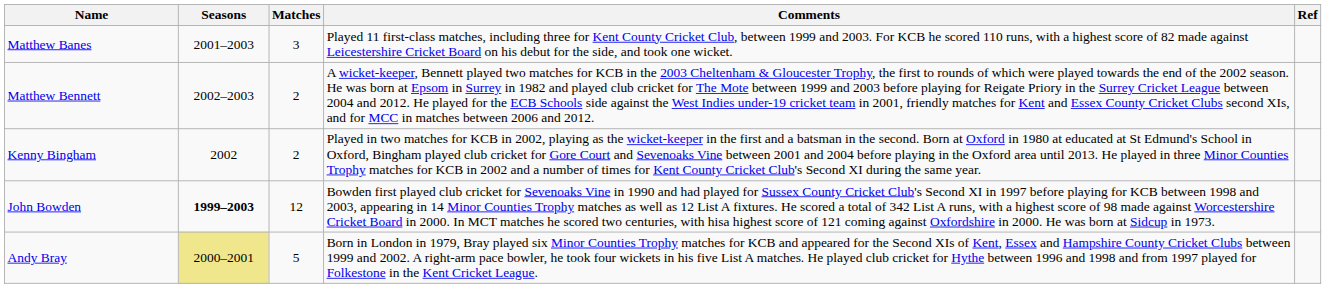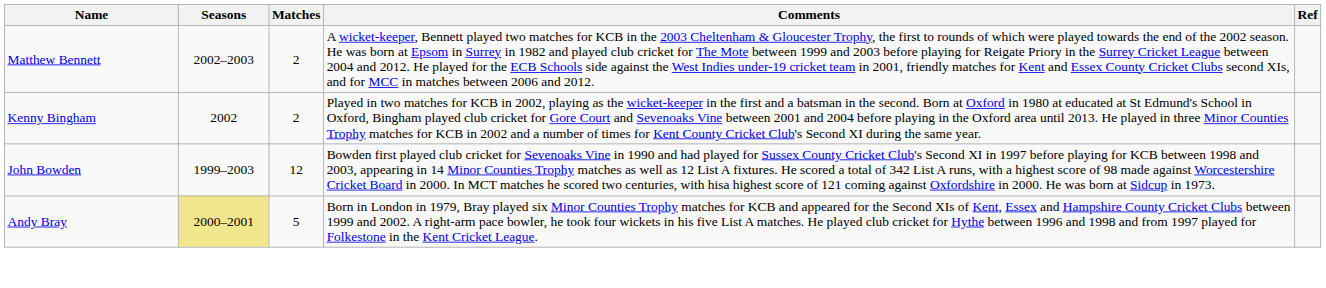- row: (50, 44)
(224, 206) bold -> (224, 169) normal
